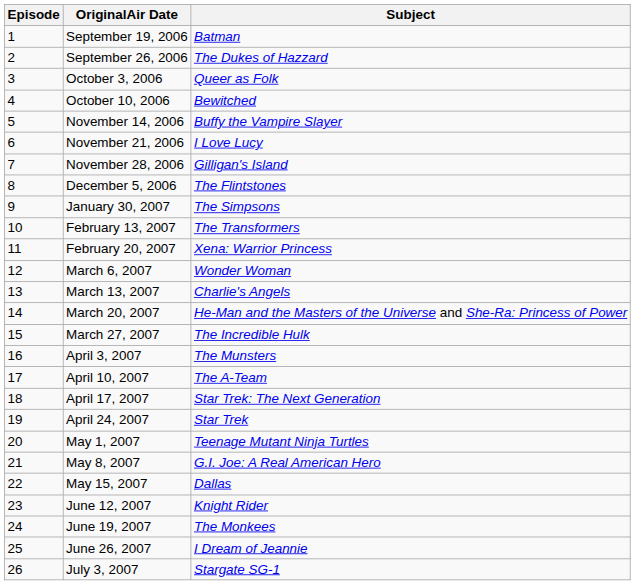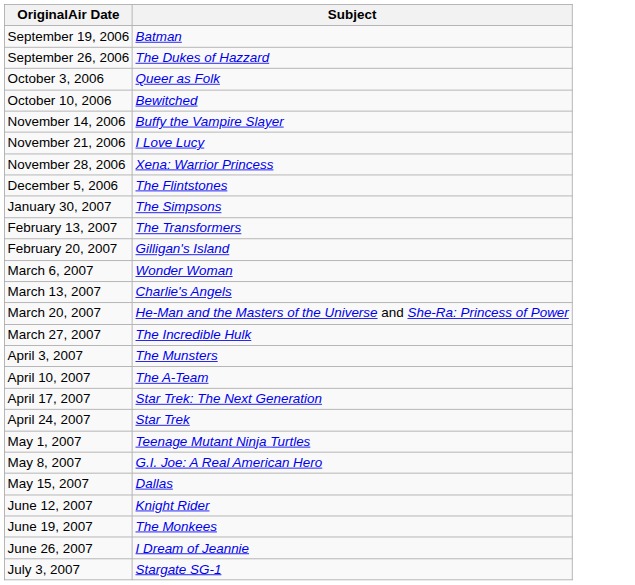- column: (34, 15)
(241, 164) Gilligan's Island -> (204, 164) Xena: Warrior Princess
(263, 249) Xena: Warrior Princess -> (182, 249) Gilligan's Island
